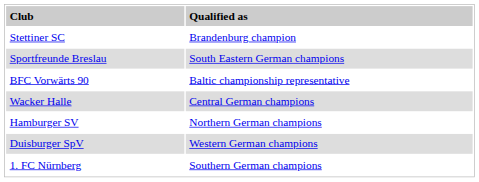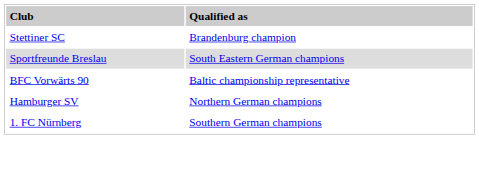- row: (41, 101)
- row: (47, 144)
